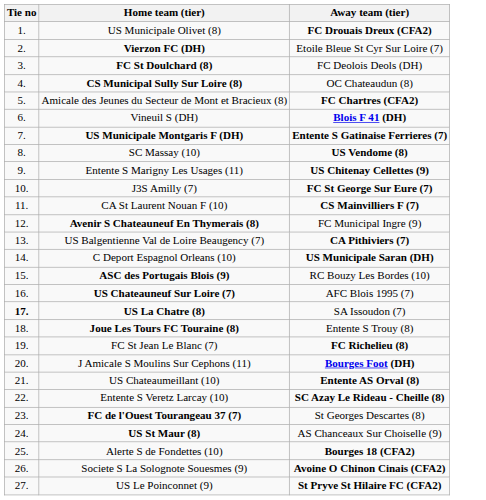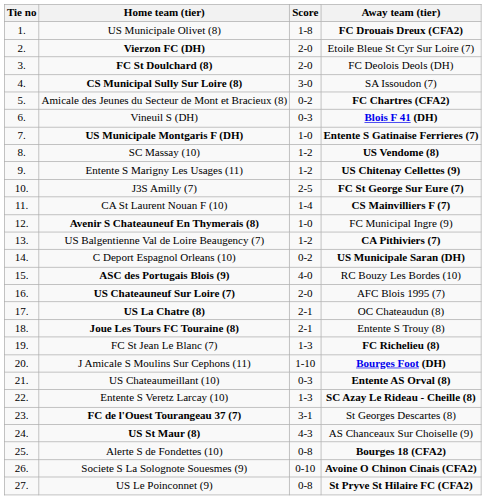+ column: (305, 13)
(370, 83) OC Chateaudun (8) -> (401, 83) SA Issoudon (7)
(22, 310) bold -> (22, 310) normal
(370, 310) SA Issoudon (7) -> (401, 310) OC Chateaudun (8)
